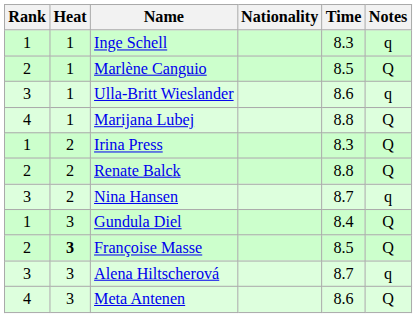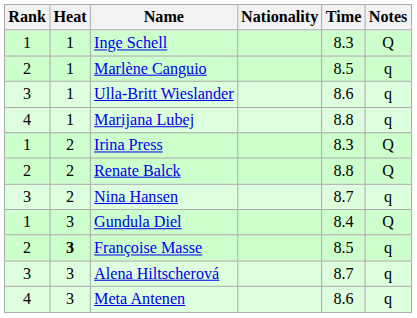(388, 42) q -> (388, 42) Q
(388, 68) Q -> (388, 68) q
(388, 119) Q -> (388, 119) q
(388, 247) Q -> (388, 247) q
(388, 299) Q -> (388, 299) q
